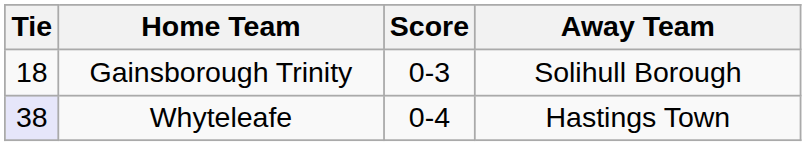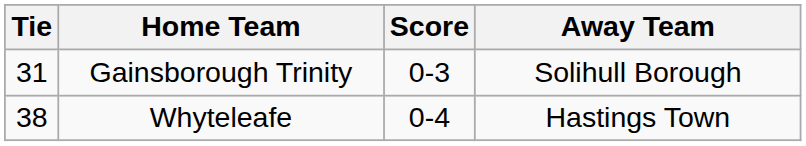(32, 72) 18 -> (32, 72) 31
(32, 117) lavender background -> (32, 117) no background
